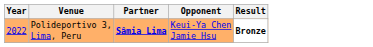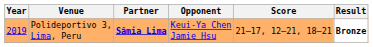+ column: (284, 11)
(17, 30) 2022 -> (17, 30) 2019
